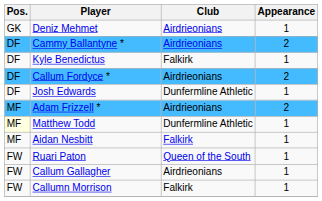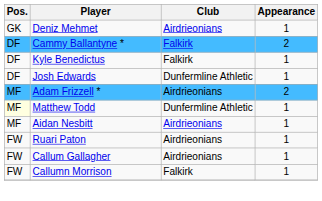(193, 44) Airdrieonians -> (178, 44) Falkirk
- row: (71, 76)
(178, 140) Falkirk -> (193, 124) Airdrieonians
(207, 156) Queen of the South -> (193, 140) Airdrieonians
